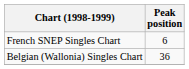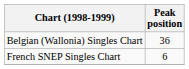rows swapped: (75, 56) <-> (64, 40)
